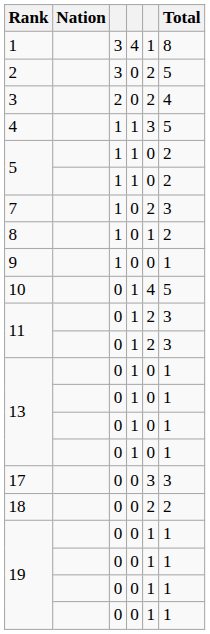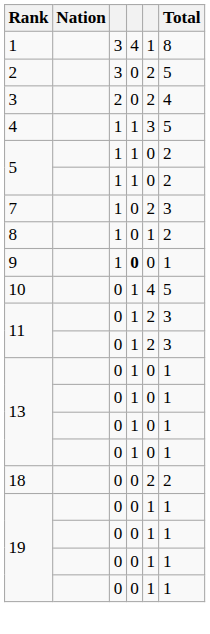(134, 262) normal -> (134, 262) bold
- row: (17, 479)
